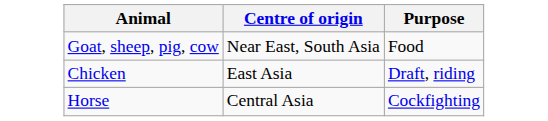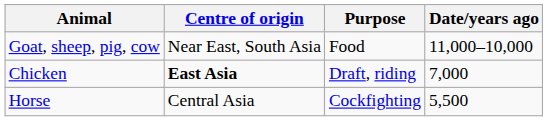+ column: (484, 18)
(259, 73) normal -> (202, 73) bold
